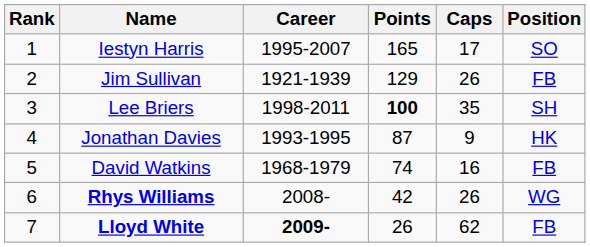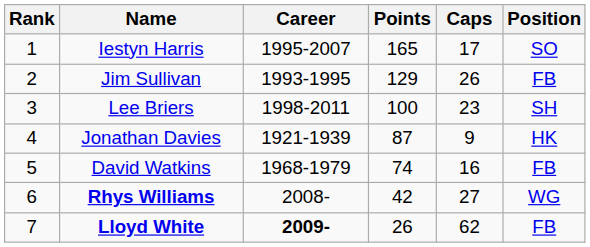(306, 78) 1921-1939 -> (306, 78) 1993-1995
(402, 108) bold -> (402, 108) normal
(469, 108) 35 -> (469, 108) 23
(306, 138) 1993-1995 -> (306, 138) 1921-1939
(469, 197) 26 -> (469, 197) 27
